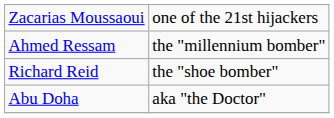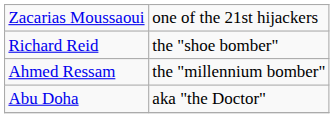rows swapped: (53, 71) <-> (62, 44)
